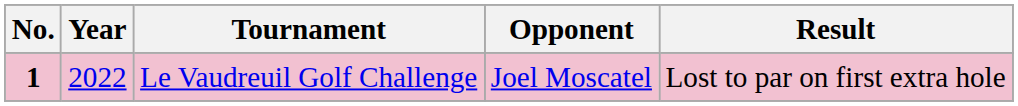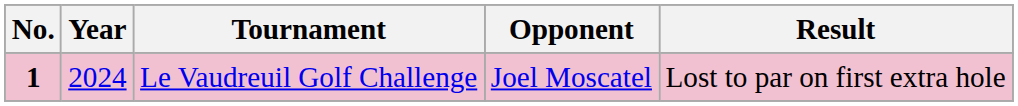(97, 76) 2022 -> (97, 76) 2024
